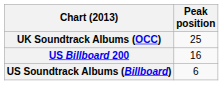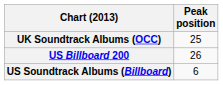(196, 55) 16 -> (196, 55) 26
